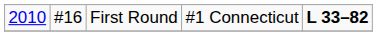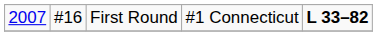(27, 17) 2010 -> (27, 17) 2007
